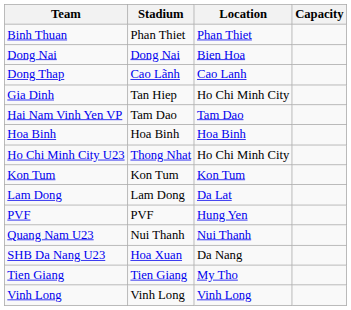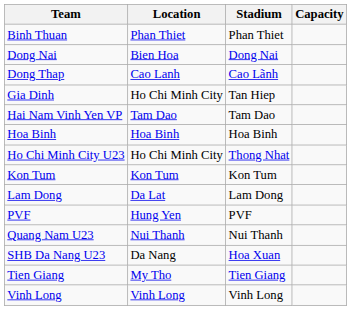columns swapped: (243, 14) <-> (161, 14)
